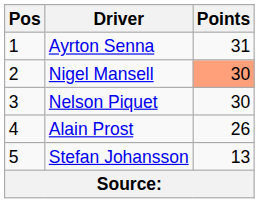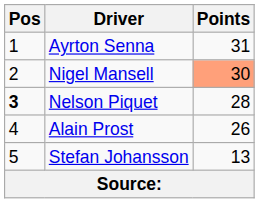(13, 102) normal -> (13, 102) bold
(240, 102) 30 -> (240, 102) 28
